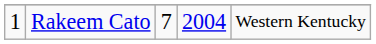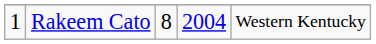(166, 22) 7 -> (166, 22) 8
